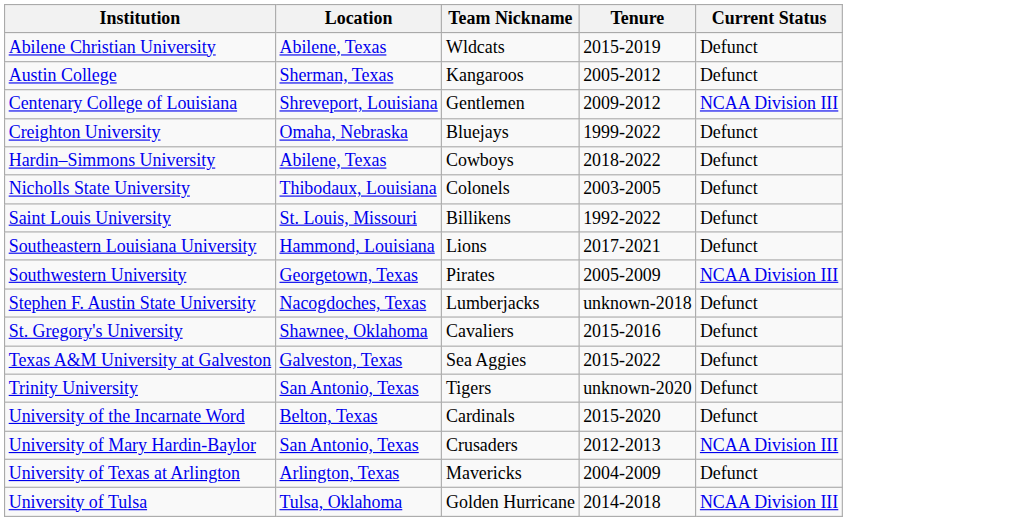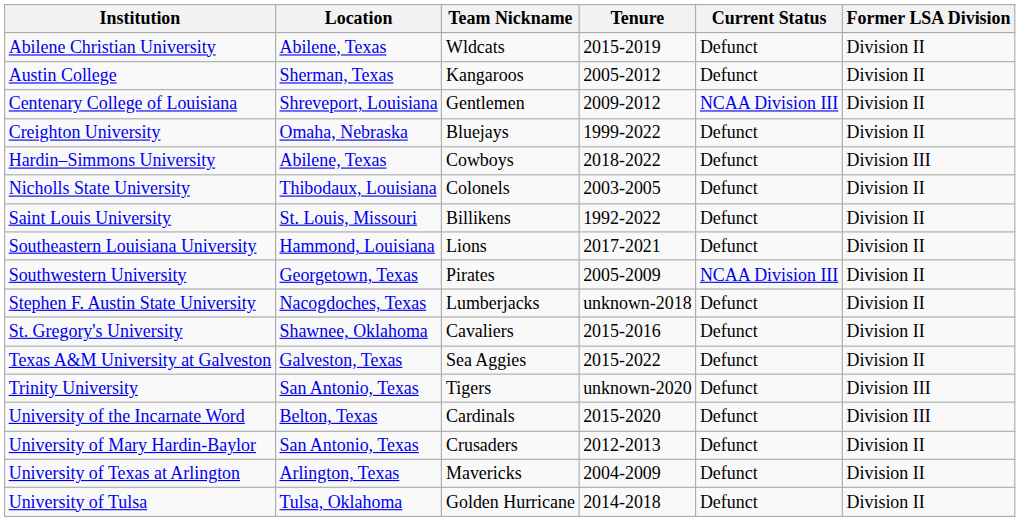+ column: (929, 18)
(769, 445) NCAA Division III -> (729, 445) Defunct
(769, 501) NCAA Division III -> (729, 501) Defunct
